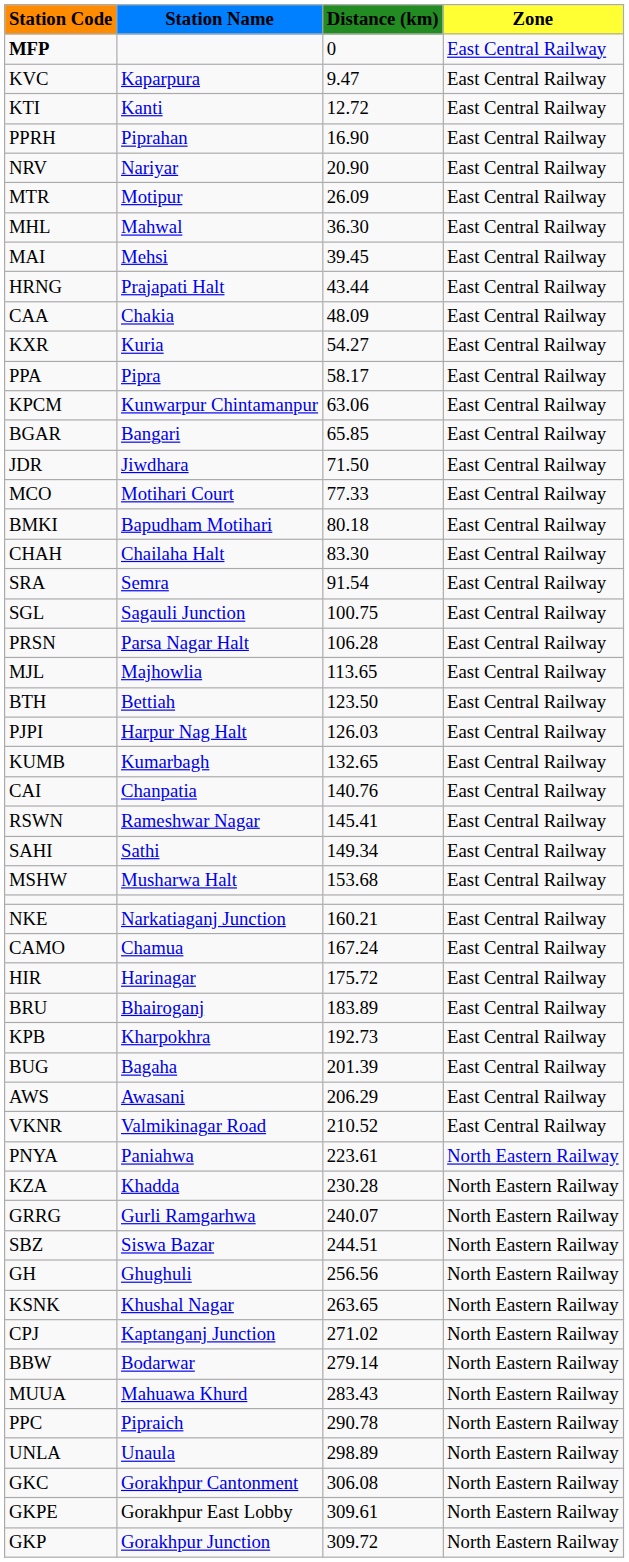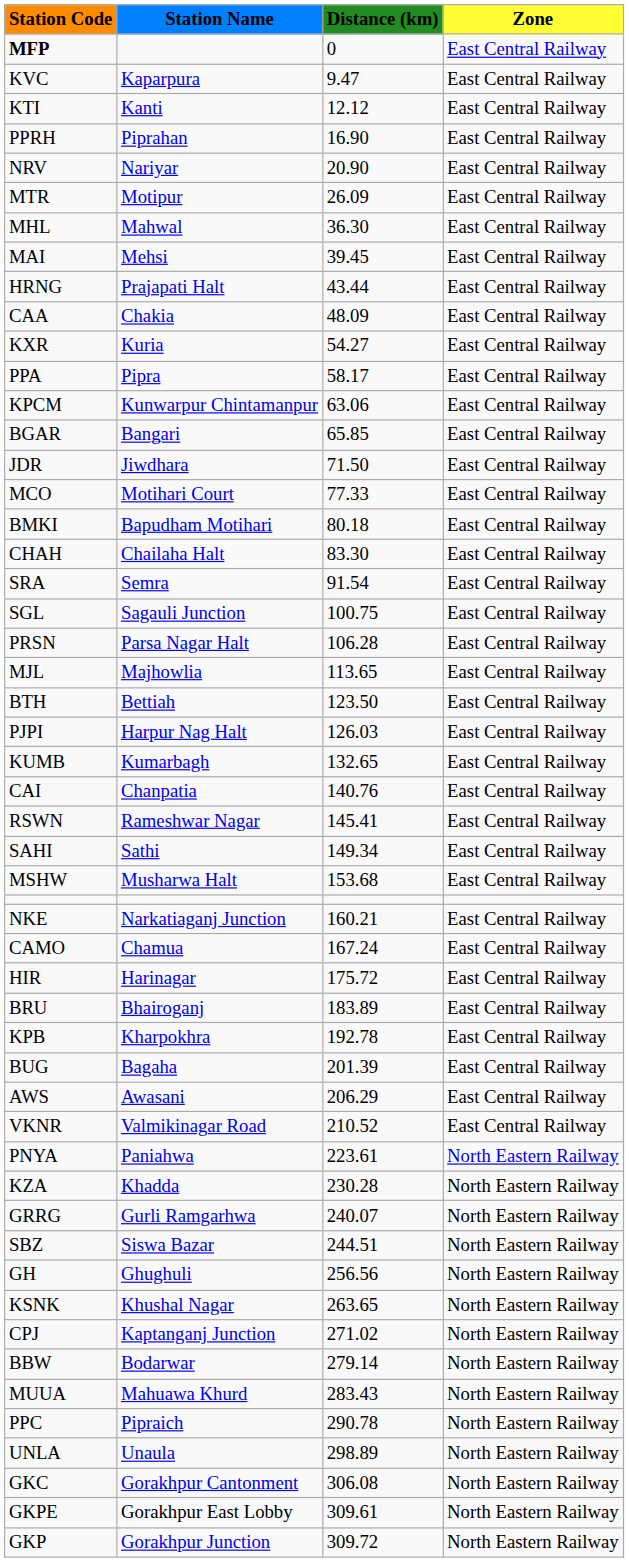(348, 108) 12.72 -> (348, 108) 12.12
(352, 1037) 192.73 -> (352, 1037) 192.78
